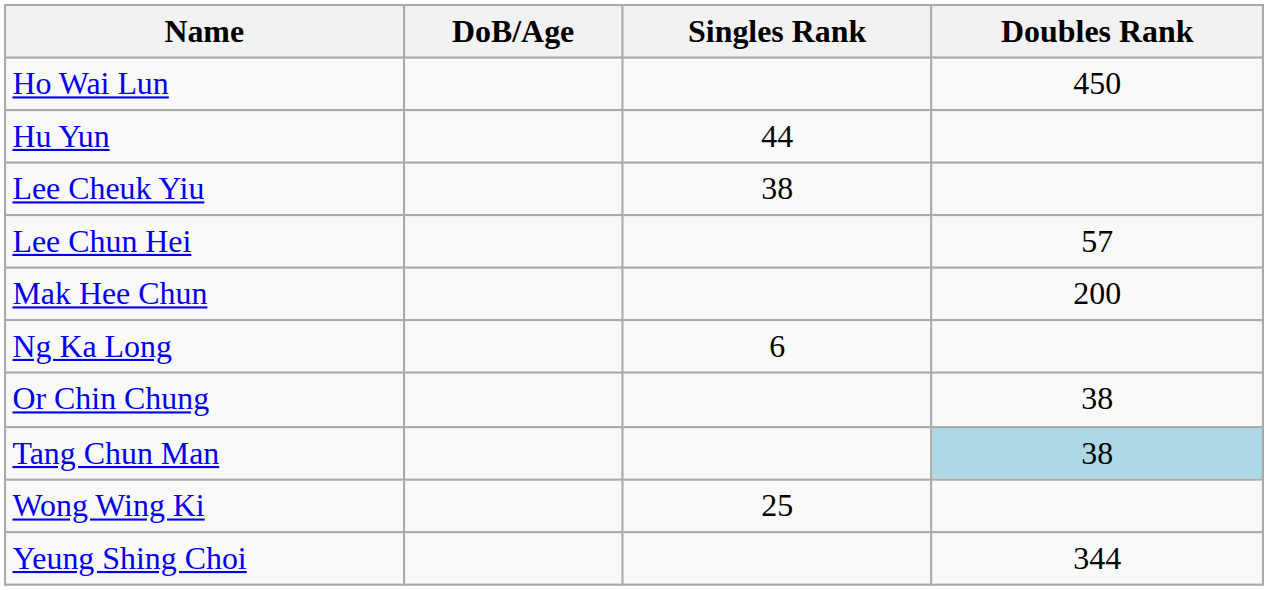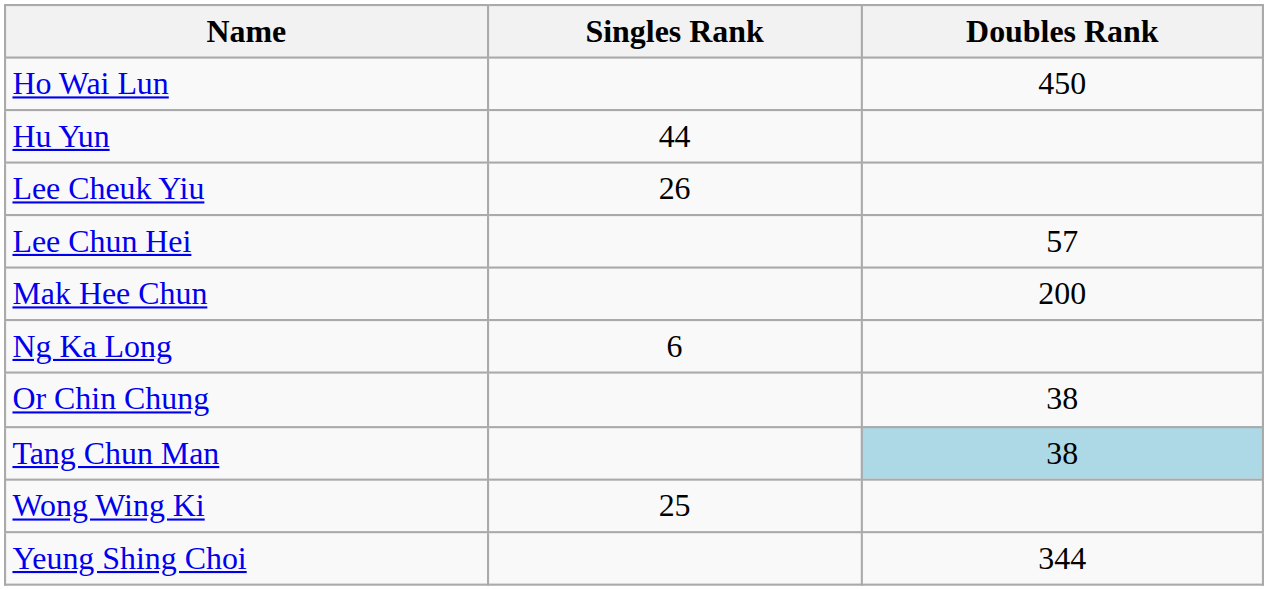- column: (513, 31)
(777, 188) 38 -> (675, 188) 26
